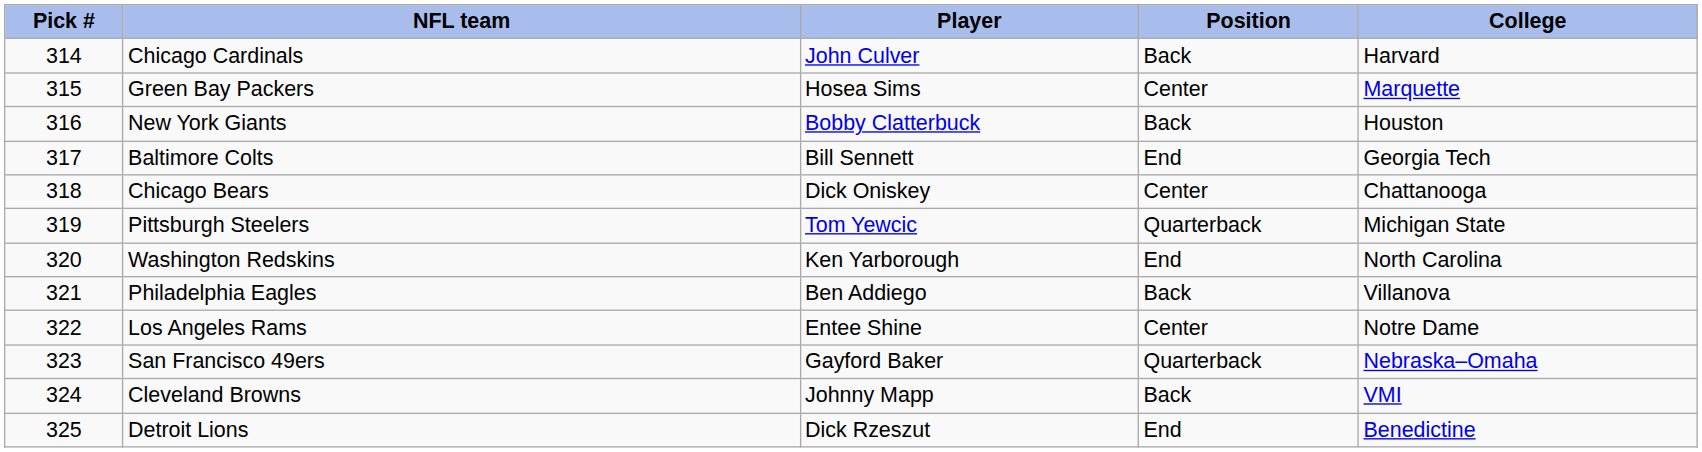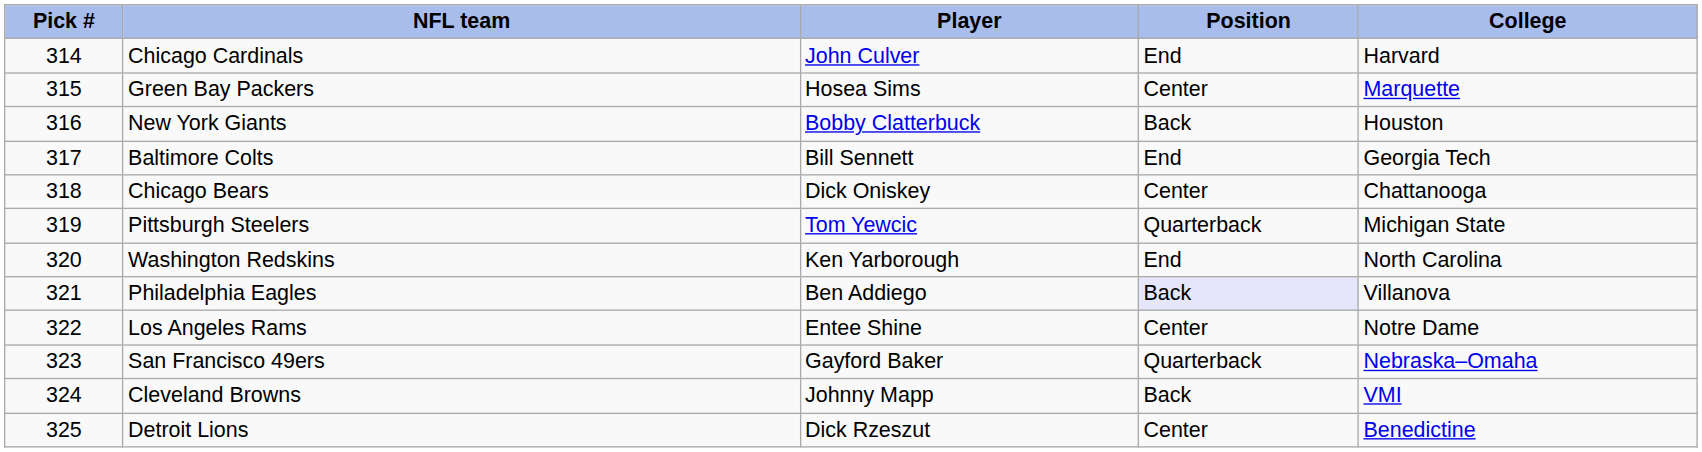(1167, 55) Back -> (1163, 55) End
(1167, 293) no background -> (1167, 293) lavender background
(1163, 429) End -> (1176, 429) Center
